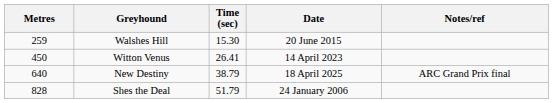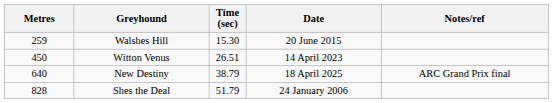(228, 57) 26.41 -> (228, 57) 26.51
